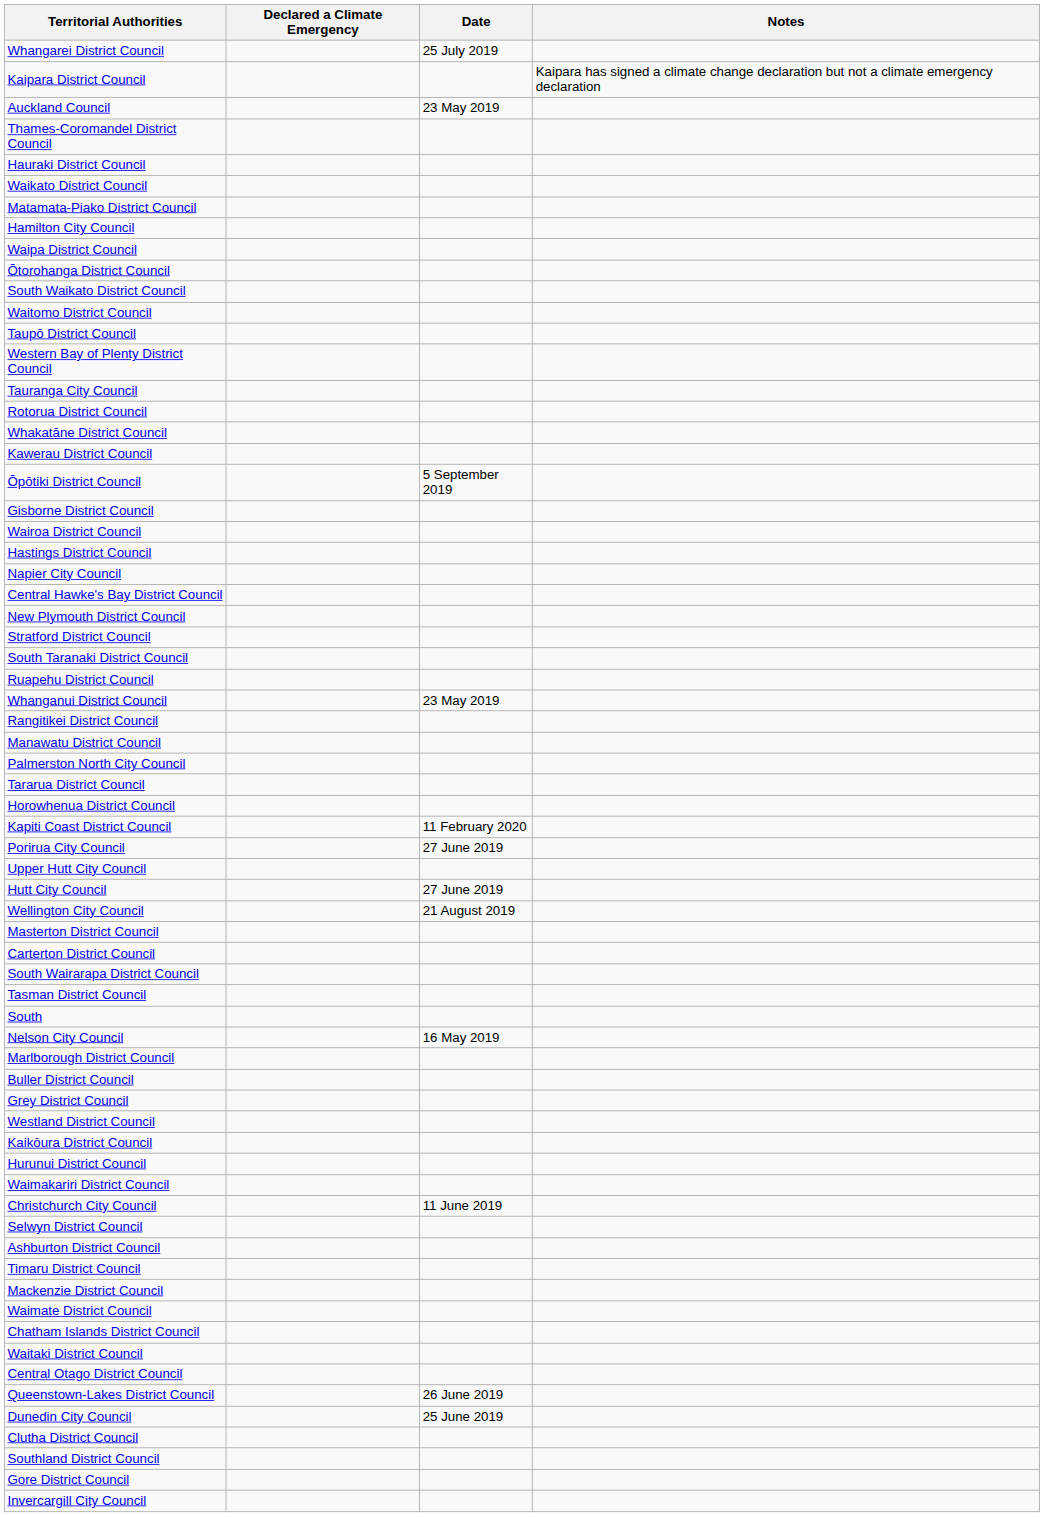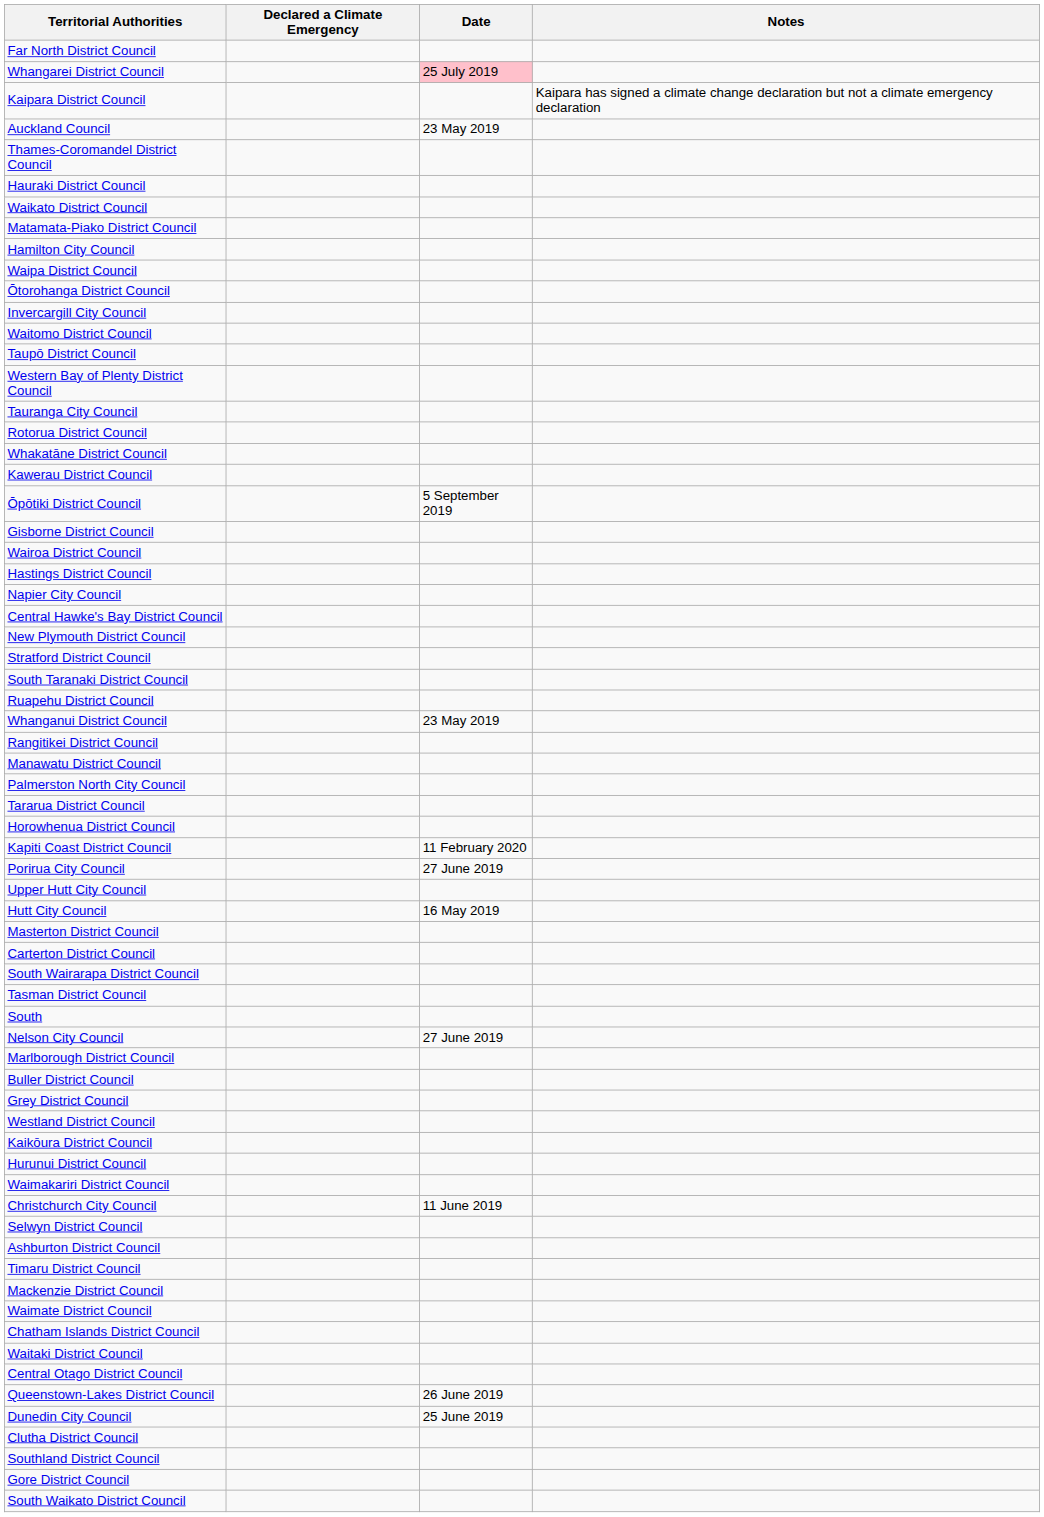+ row: (82, 51)
(460, 51) no background -> (460, 72) pink background
rows swapped: (97, 291) <-> (77, 1500)
(463, 890) 27 June 2019 -> (461, 911) 16 May 2019
- row: (76, 911)
(461, 1037) 16 May 2019 -> (463, 1037) 27 June 2019
